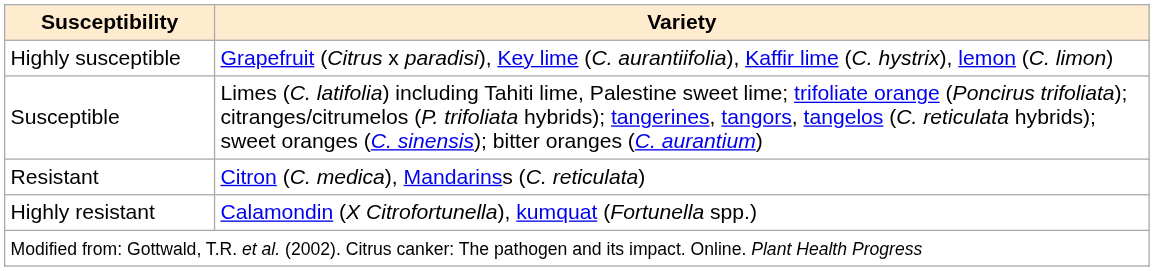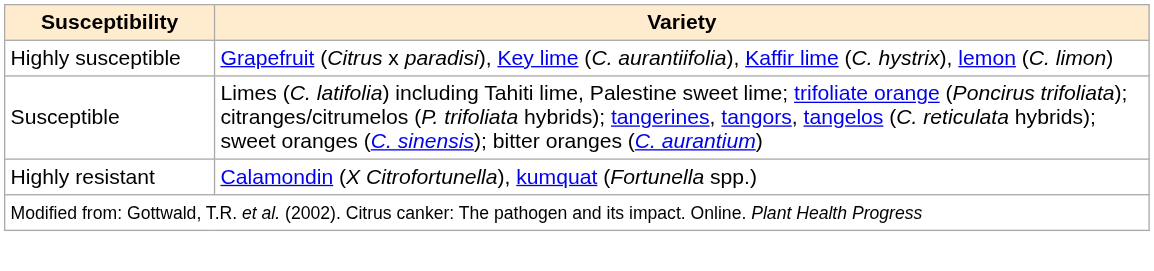- row: (55, 176)
